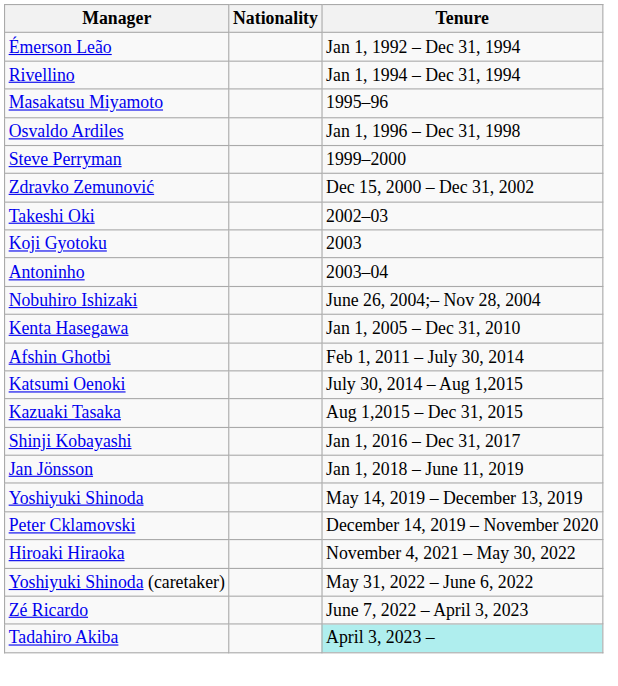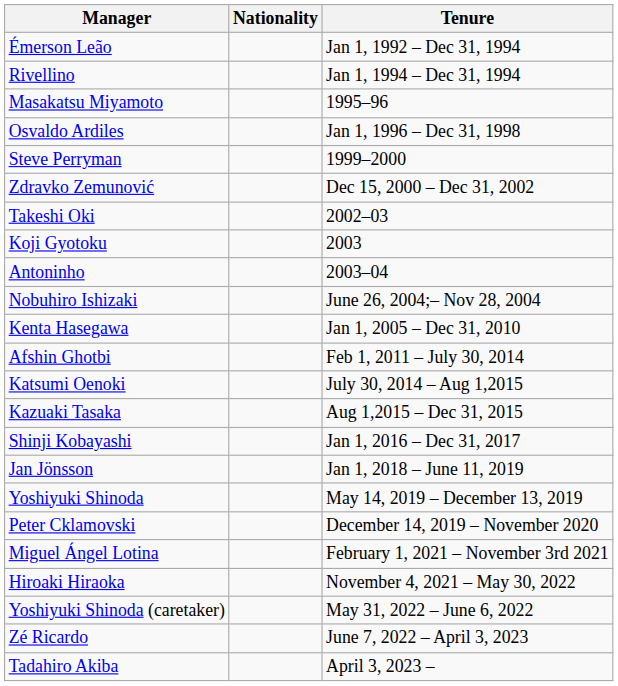+ row: (84, 553)
(380, 638) paleturquoise background -> (380, 666) no background
